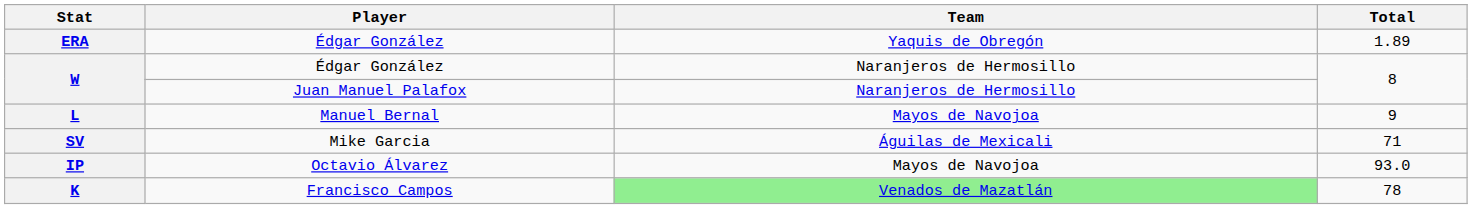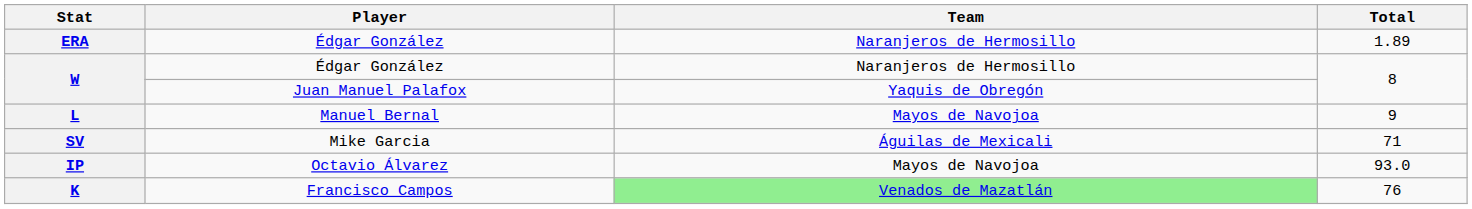(966, 42) Yaquis de Obregón -> (966, 42) Naranjeros de Hermosillo
(966, 91) Naranjeros de Hermosillo -> (966, 91) Yaquis de Obregón
(1392, 191) 78 -> (1392, 191) 76
